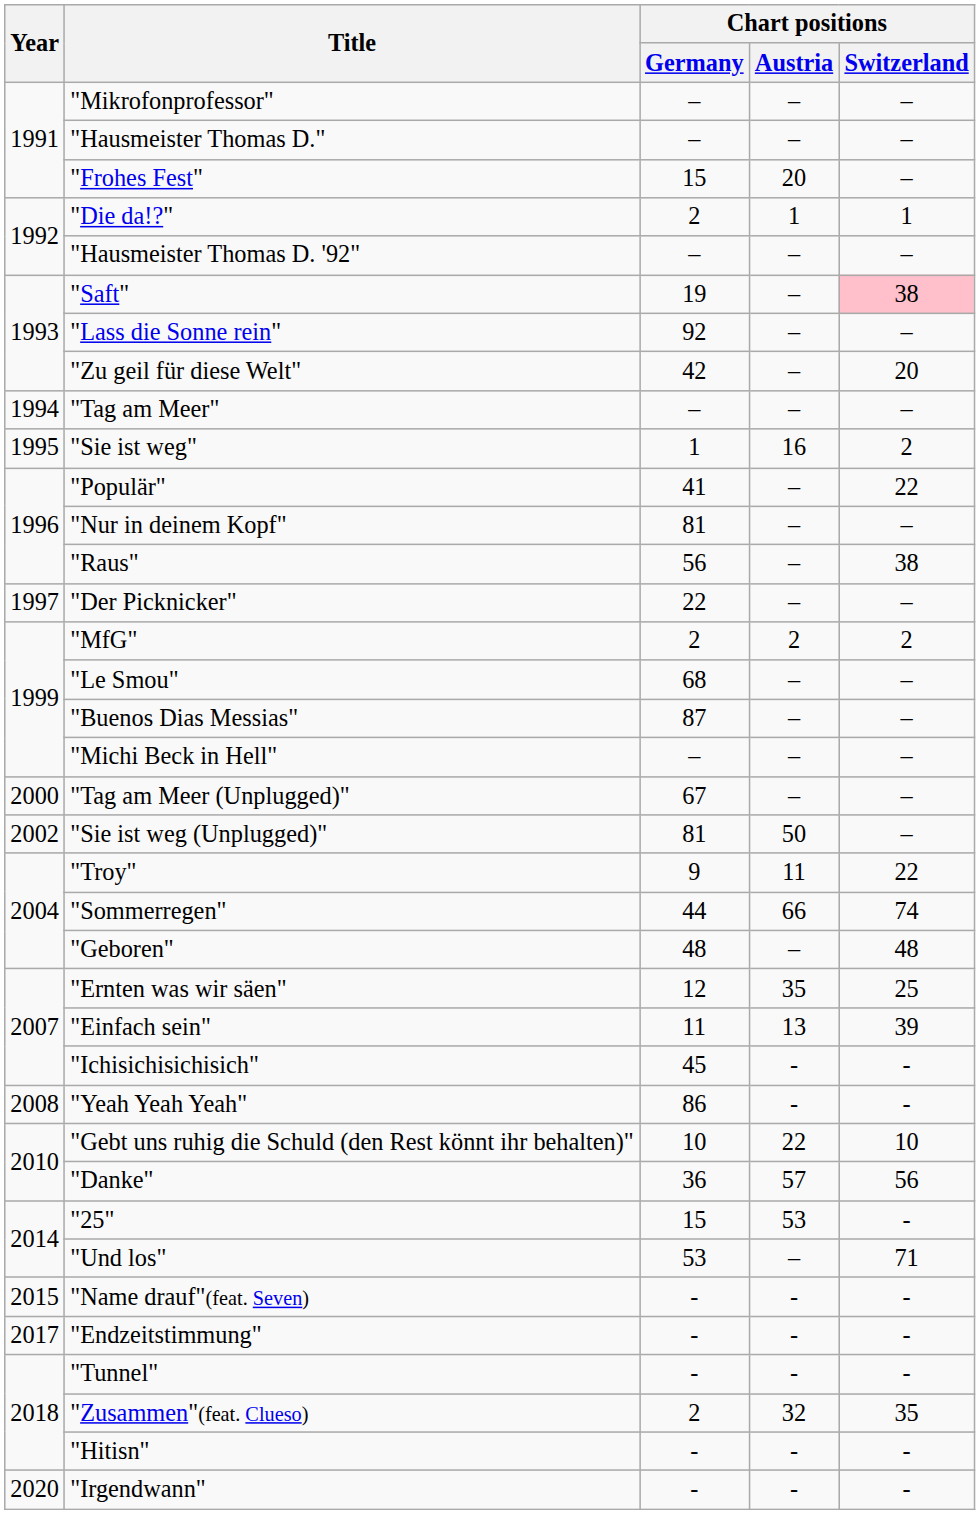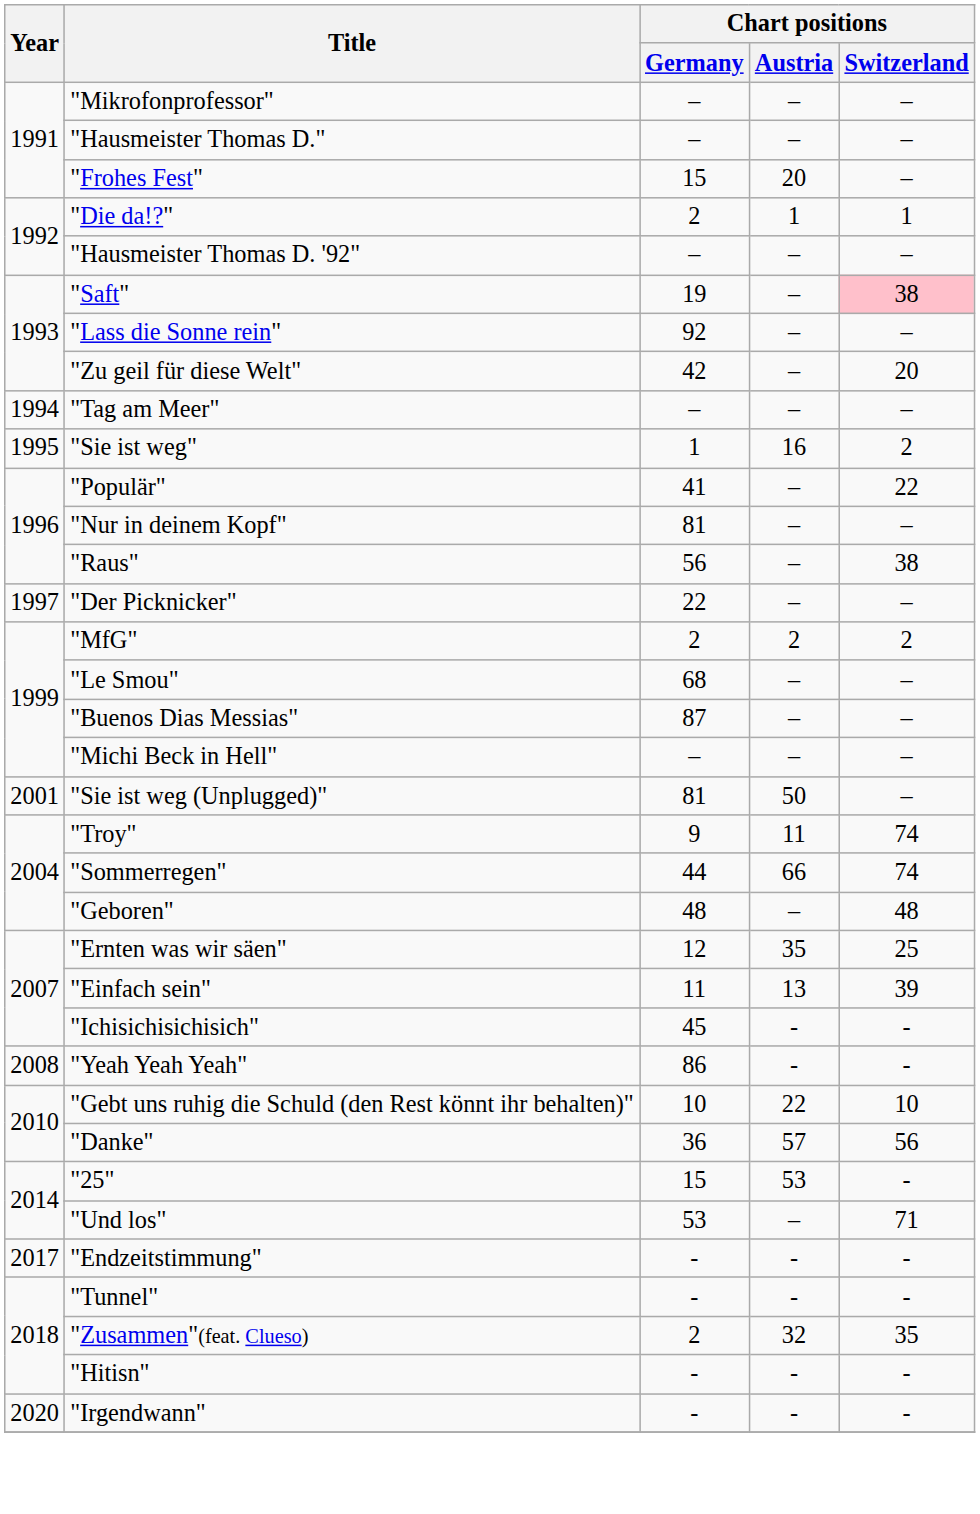- row: (210, 795)
(35, 833) 2002 -> (35, 795) 2001
(907, 872) 22 -> (907, 833) 74
- row: (190, 1296)
